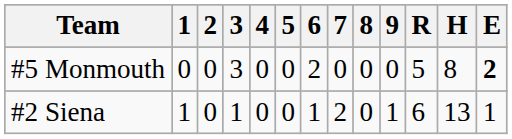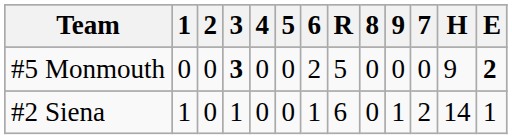columns swapped: (340, 25) <-> (421, 25)
(236, 68) normal -> (236, 68) bold
(450, 68) 8 -> (450, 68) 9
(457, 111) 13 -> (457, 111) 14
